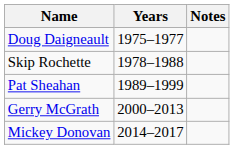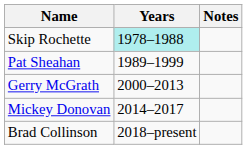- row: (58, 39)
(150, 62) no background -> (150, 39) paleturquoise background
+ row: (53, 132)
